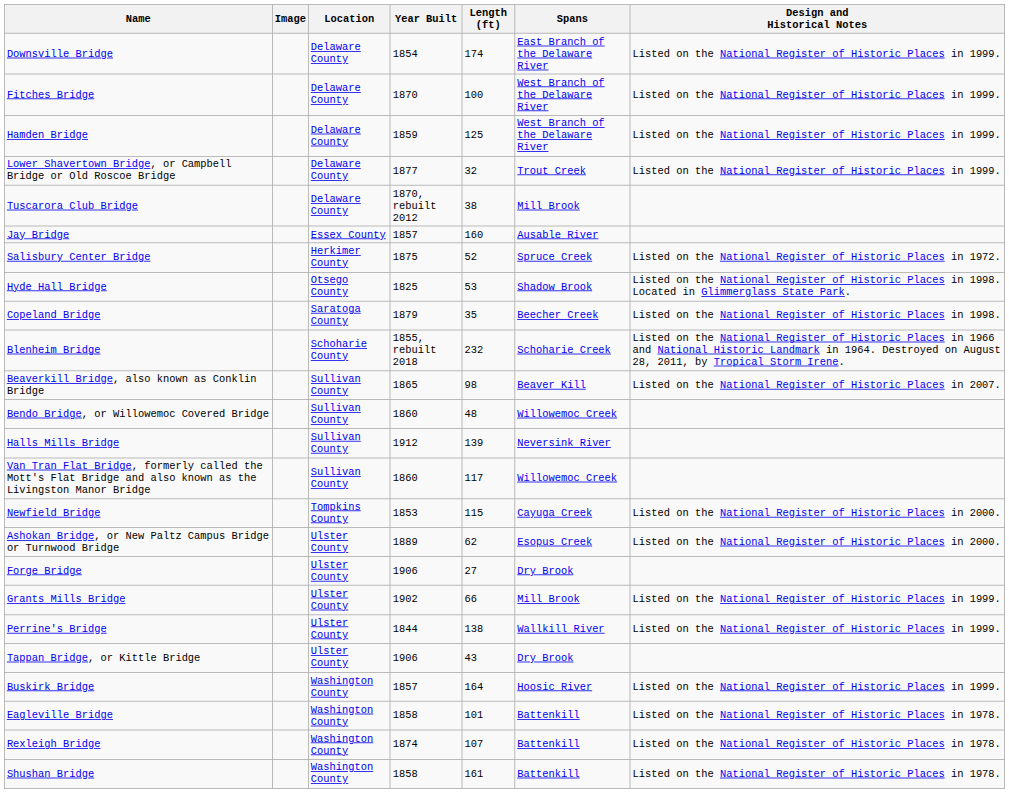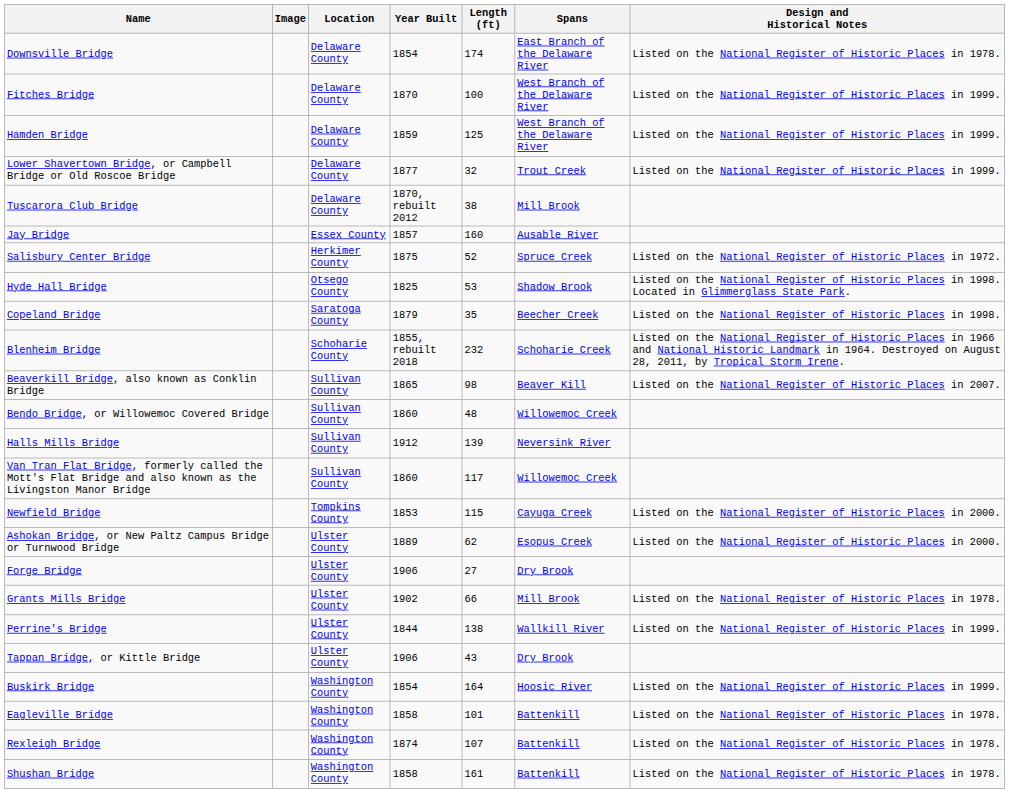(817, 54) Listed on the National Register of Historic Places in 1999. -> (817, 54) Listed on the National Register of Historic Places in 1978.
(817, 600) Listed on the National Register of Historic Places in 1999. -> (817, 600) Listed on the National Register of Historic Places in 1978.
(405, 687) 1857 -> (405, 687) 1854
